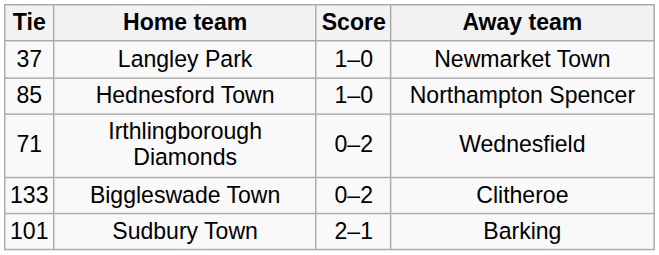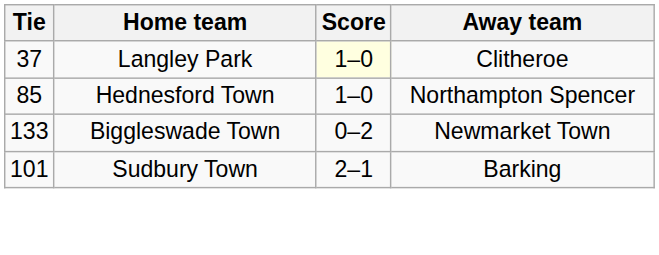(354, 59) no background -> (354, 59) lightyellow background
(522, 59) Newmarket Town -> (522, 59) Clitheroe
- row: (185, 145)
(522, 194) Clitheroe -> (522, 132) Newmarket Town
